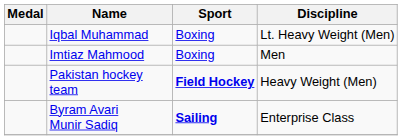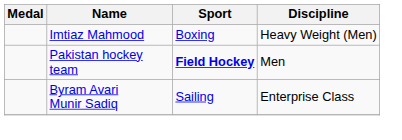- row: (99, 34)
(273, 55) Men -> (318, 34) Heavy Weight (Men)
(318, 82) Heavy Weight (Men) -> (273, 62) Men
(196, 117) bold -> (195, 97) normal
